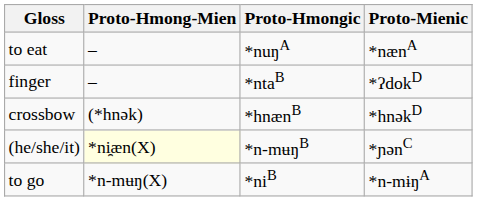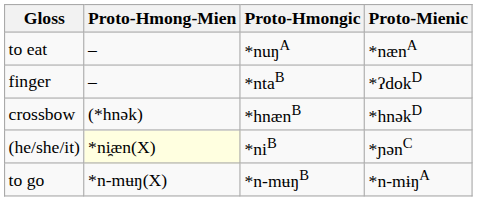(277, 146) *n-mʉŋB -> (261, 146) *niB
(261, 179) *niB -> (277, 179) *n-mʉŋB
